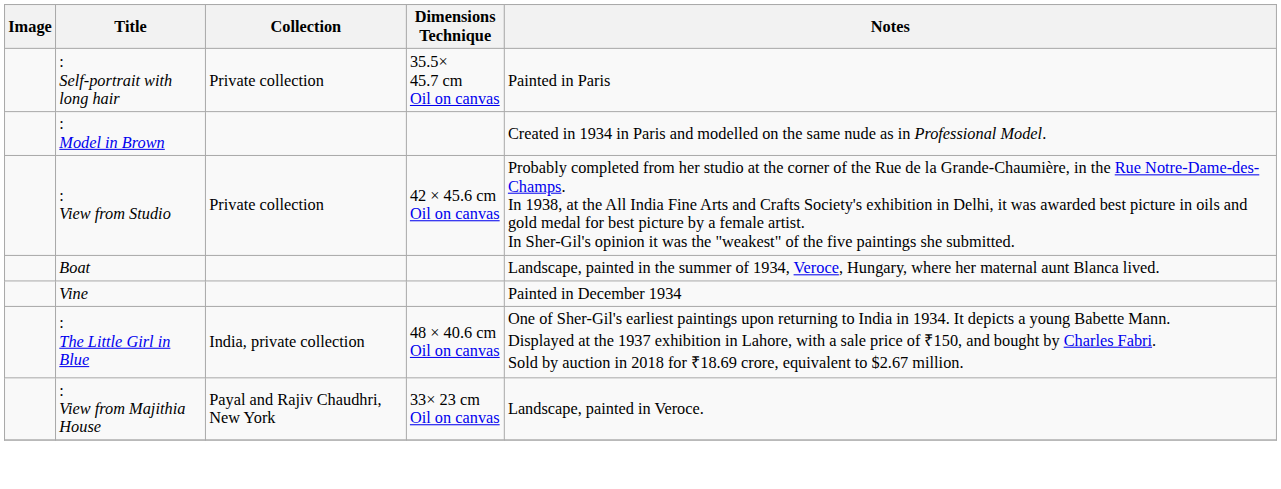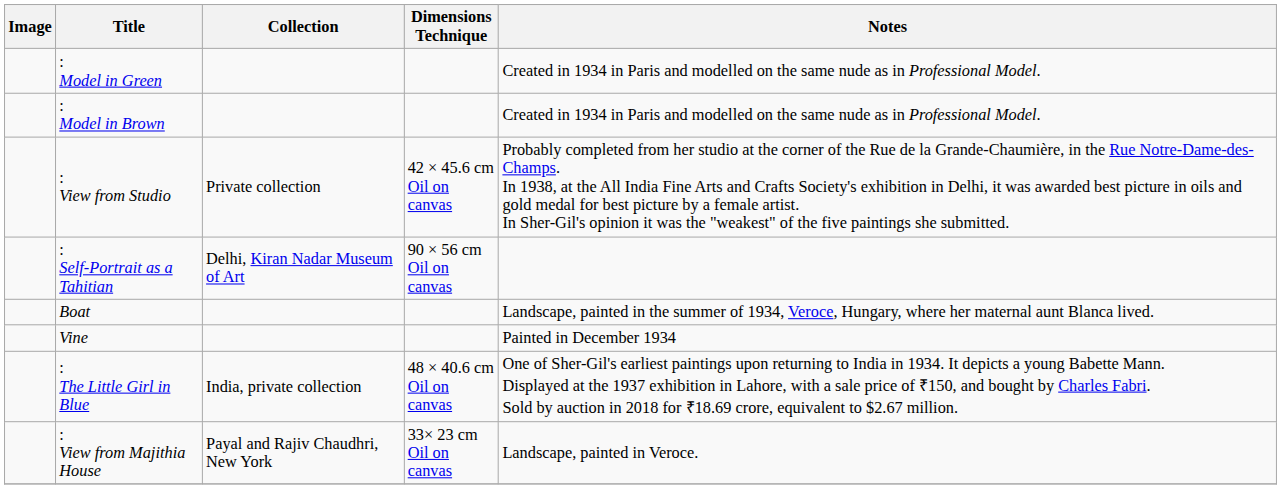+ row: (111, 70)
- row: (116, 80)
+ row: (116, 267)
